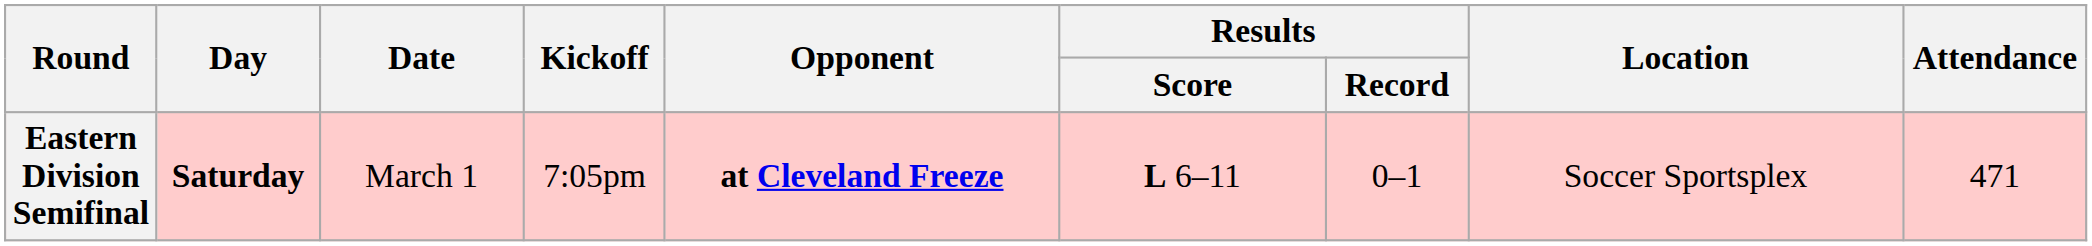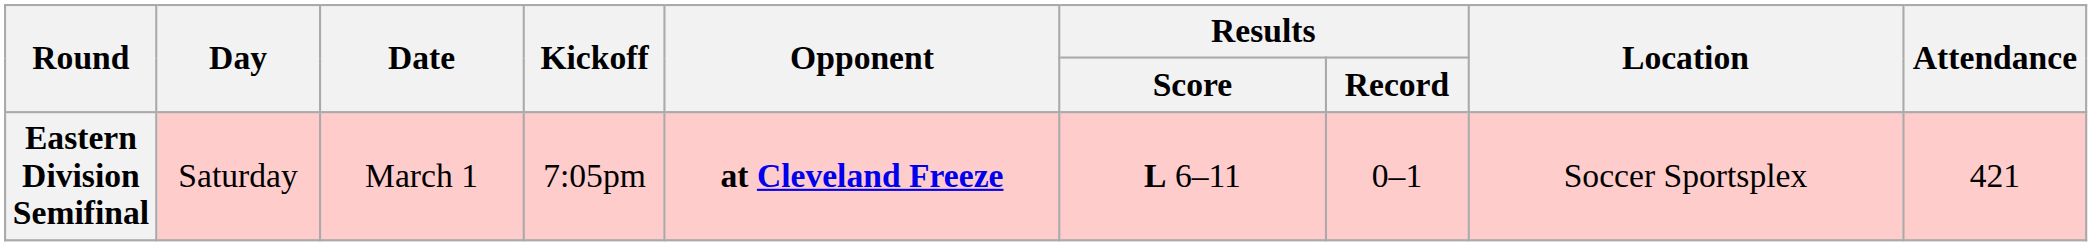(238, 175) bold -> (238, 175) normal
(1995, 175) 471 -> (1995, 175) 421
